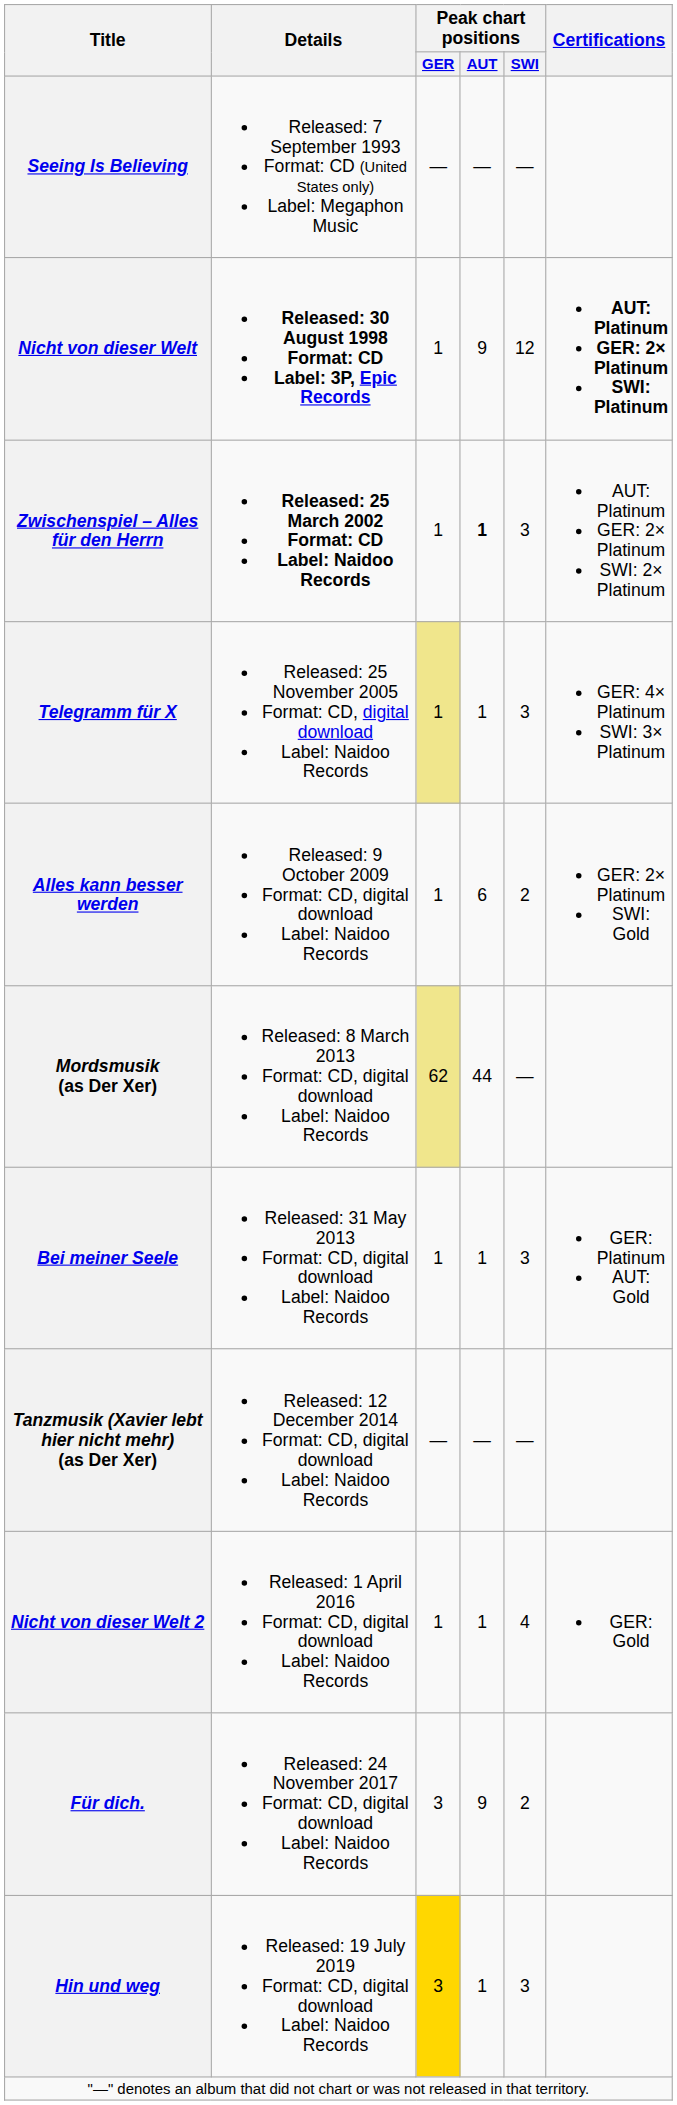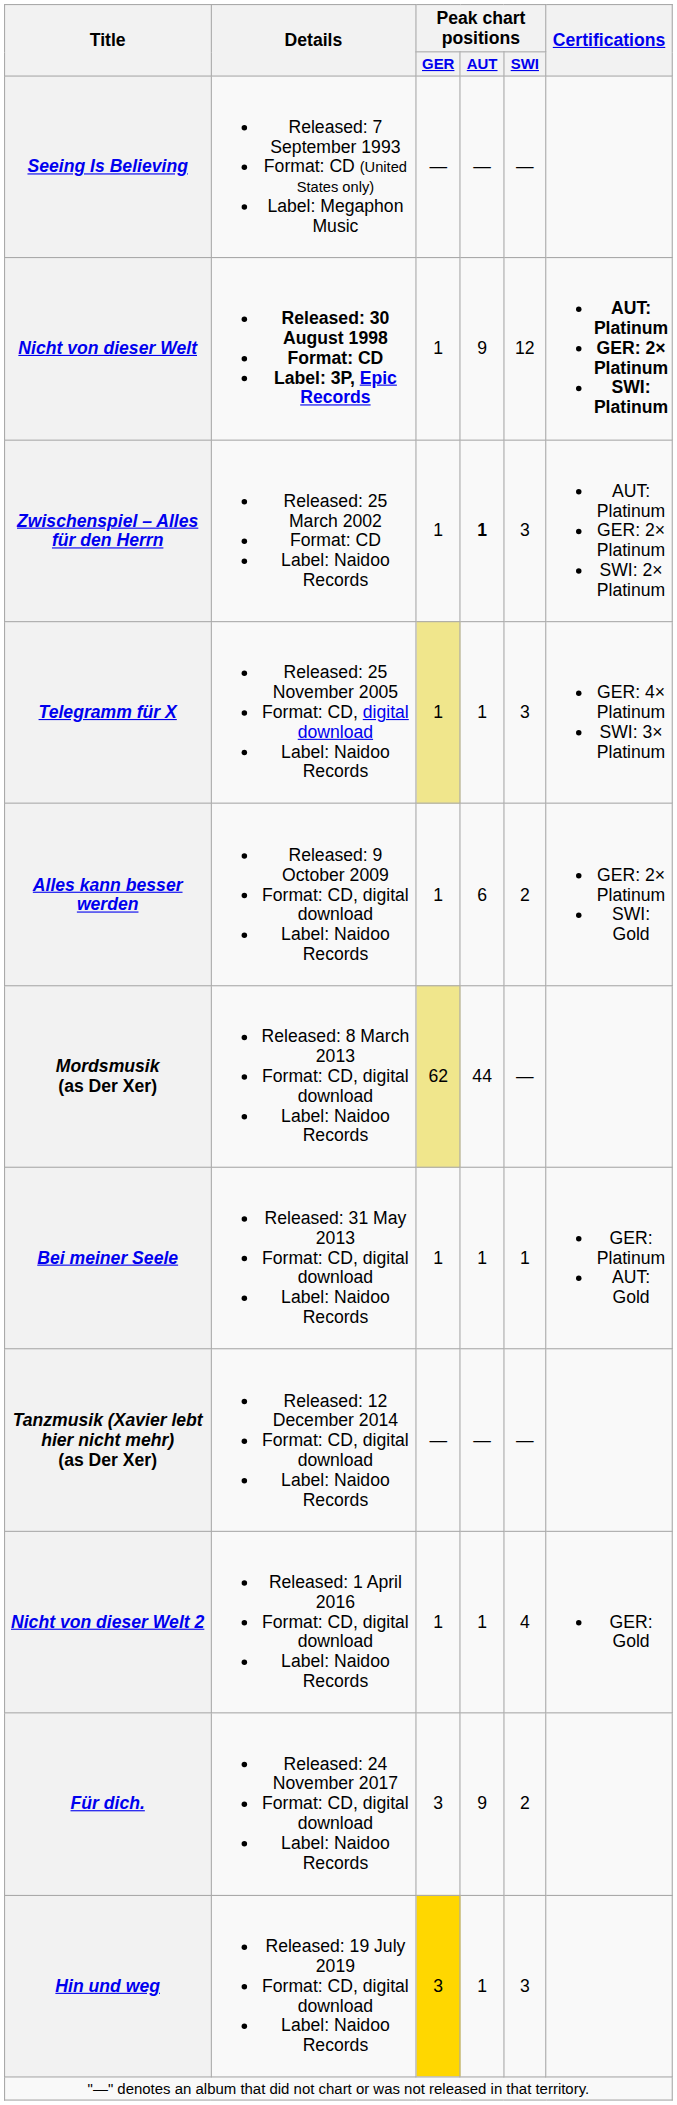(313, 541) bold -> (313, 541) normal
(525, 1258) 3 -> (525, 1258) 1
